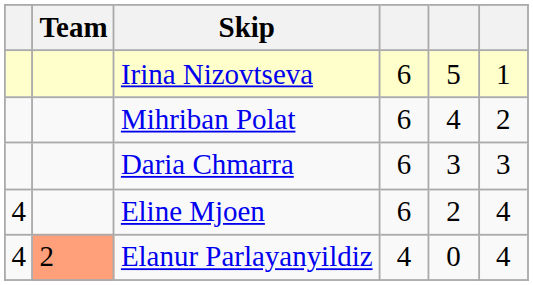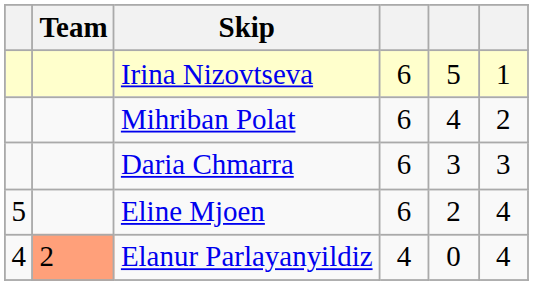(19, 211) 4 -> (19, 211) 5
